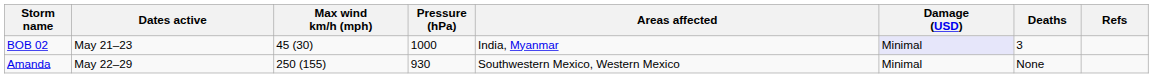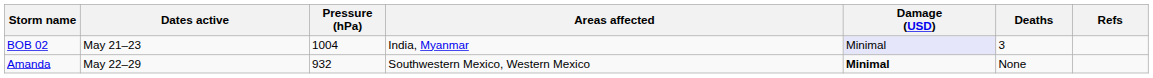- column: (341, 20)
(424, 45) 1000 -> (325, 45) 1004
(421, 63) 930 -> (322, 63) 932
(902, 63) normal -> (868, 63) bold
